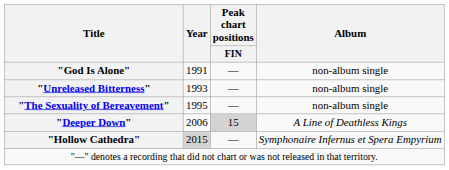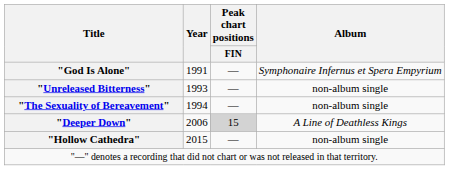(350, 71) non-album single -> (350, 71) Symphonaire Infernus et Spera Empyrium
(197, 105) 1995 -> (197, 105) 1994
(197, 140) lightgrey background -> (197, 140) no background
(350, 140) Symphonaire Infernus et Spera Empyrium -> (350, 140) non-album single
